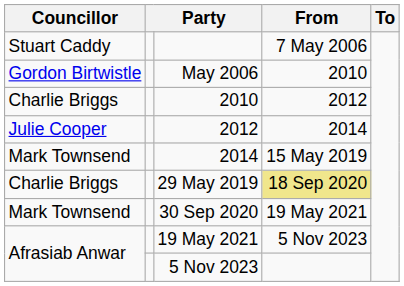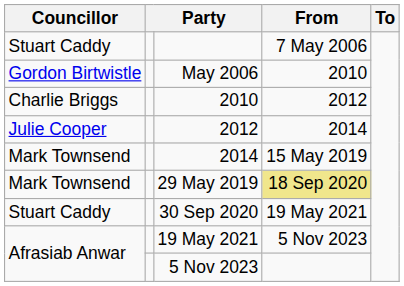(63, 184) Charlie Briggs -> (69, 184) Mark Townsend
(69, 211) Mark Townsend -> (59, 211) Stuart Caddy
